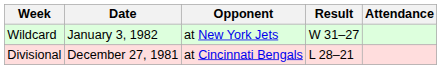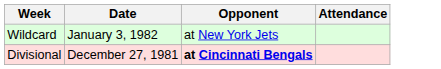- column: (334, 14)
(243, 54) normal -> (248, 54) bold
